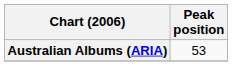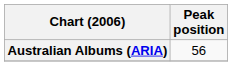(199, 50) 53 -> (199, 50) 56
